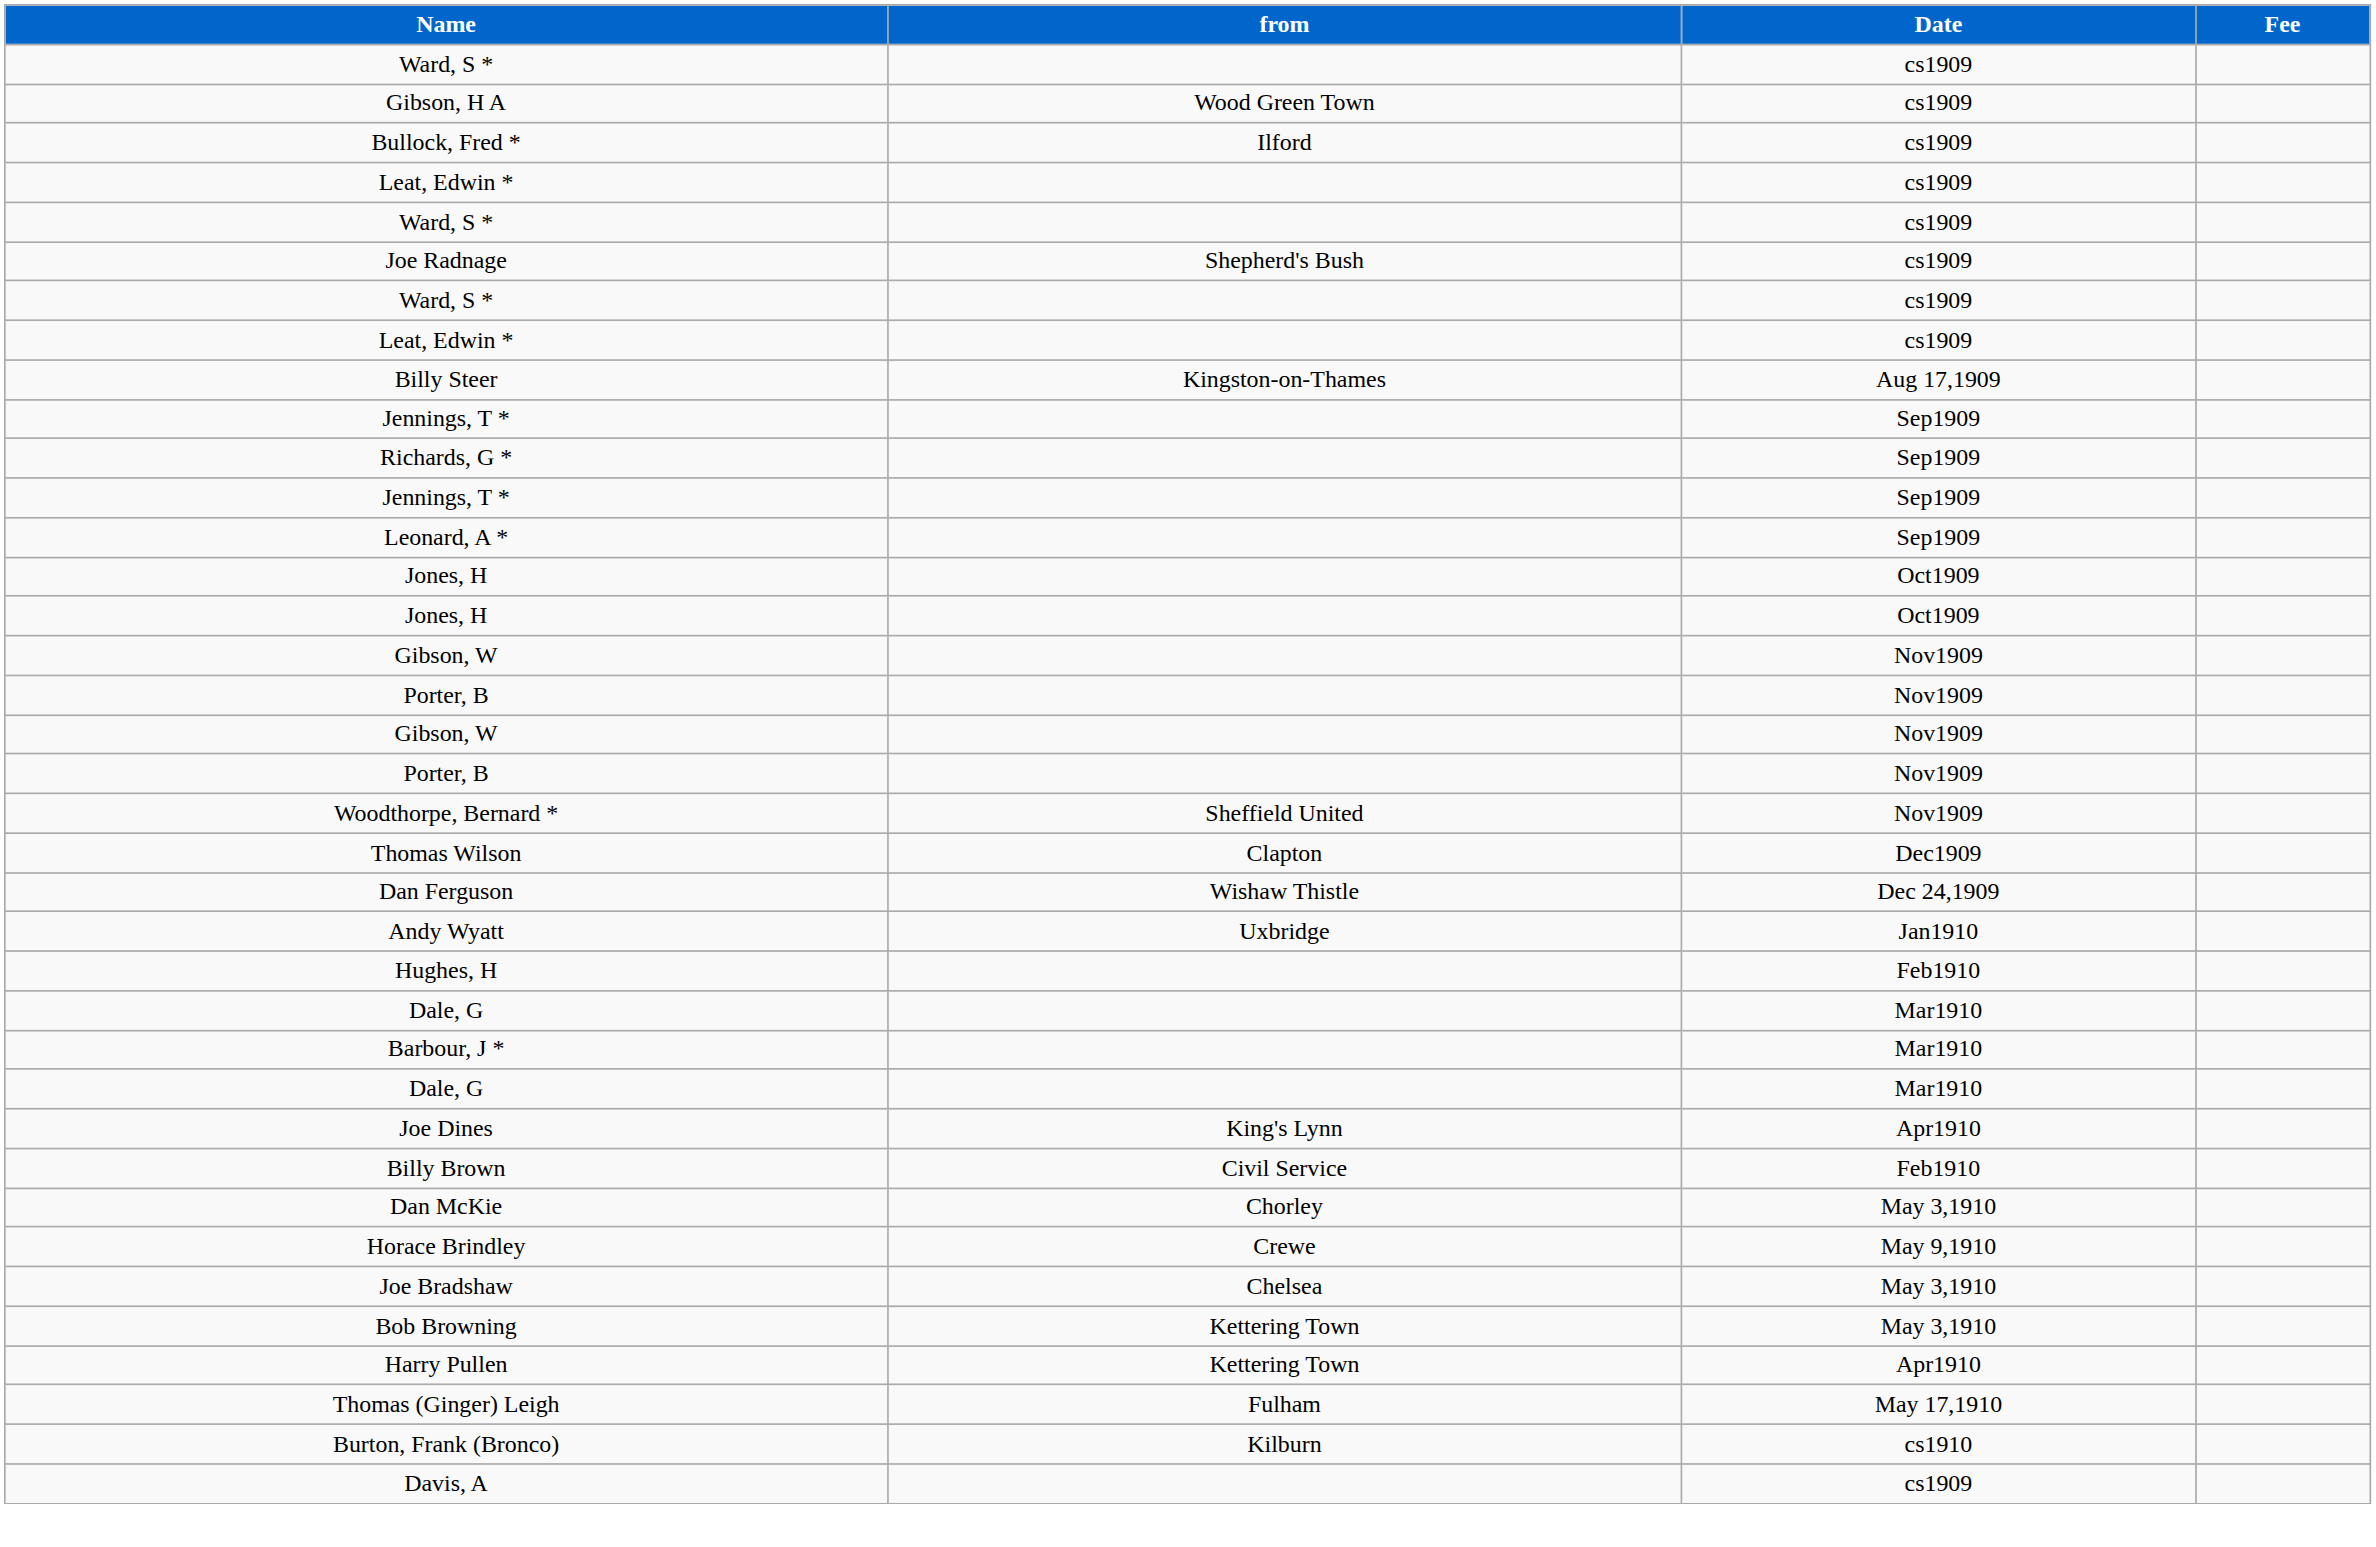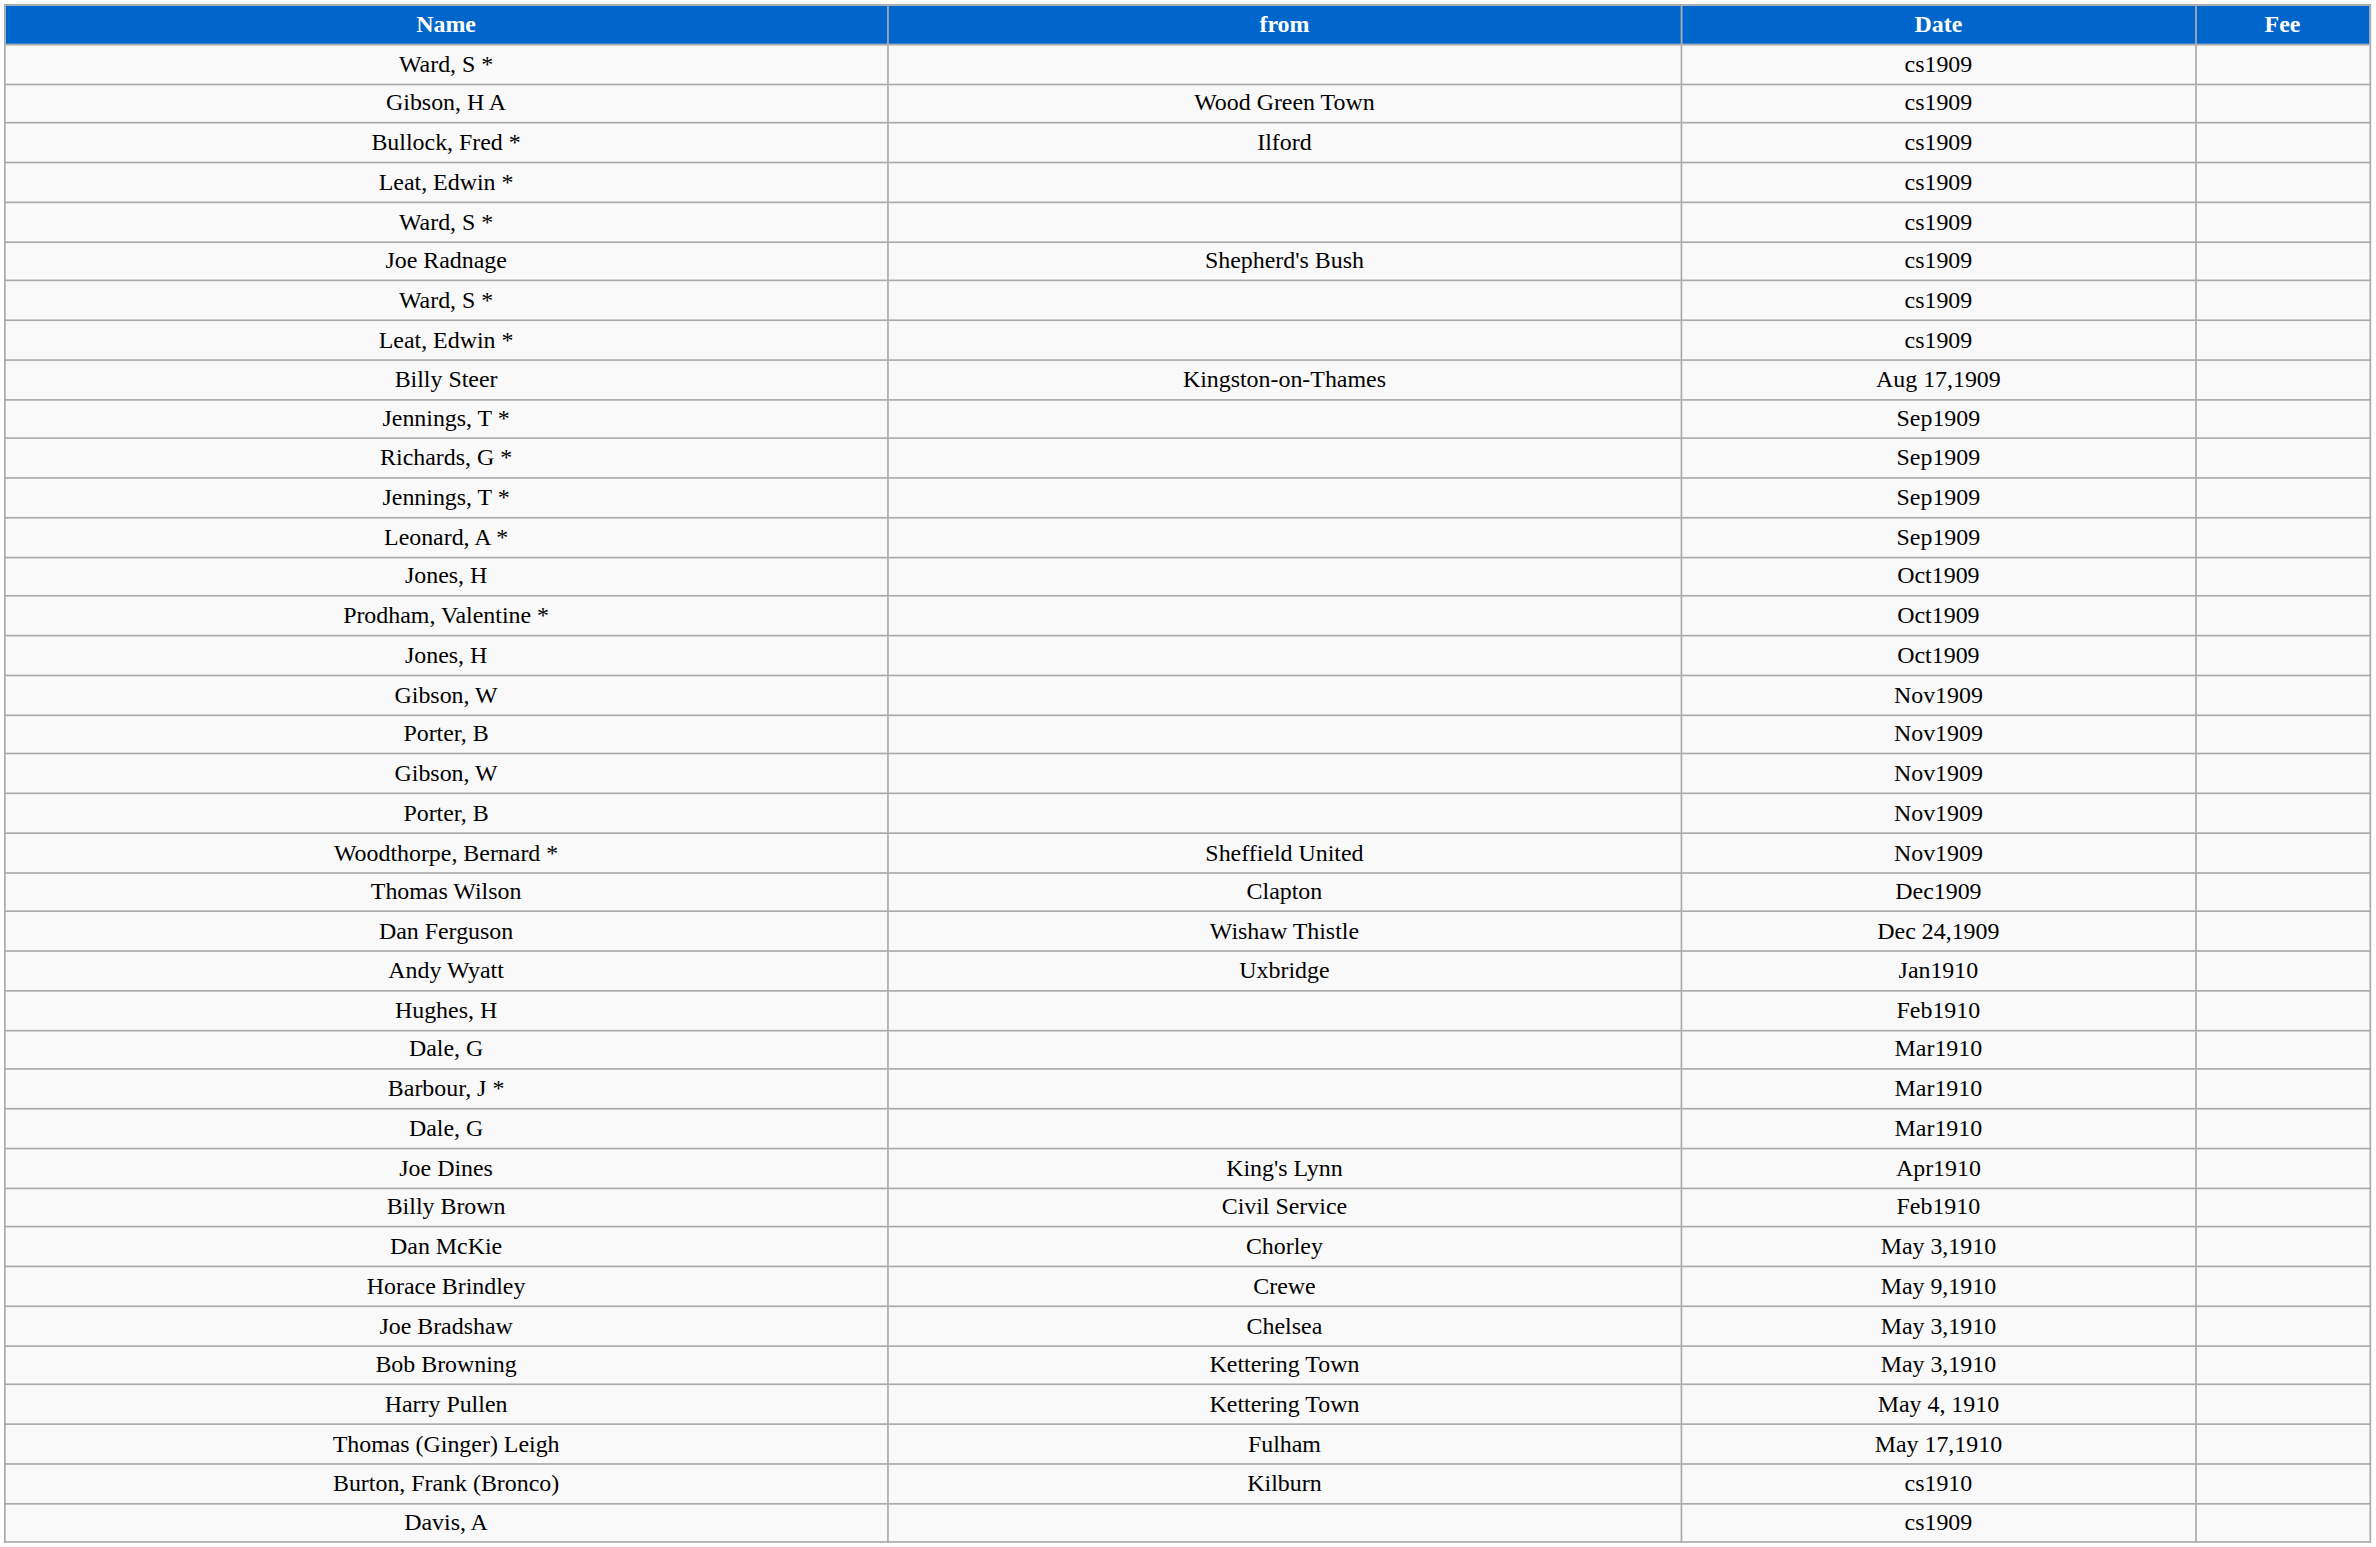+ row: (446, 615)
(1938, 1365) Apr1910 -> (1938, 1404) May 4, 1910
